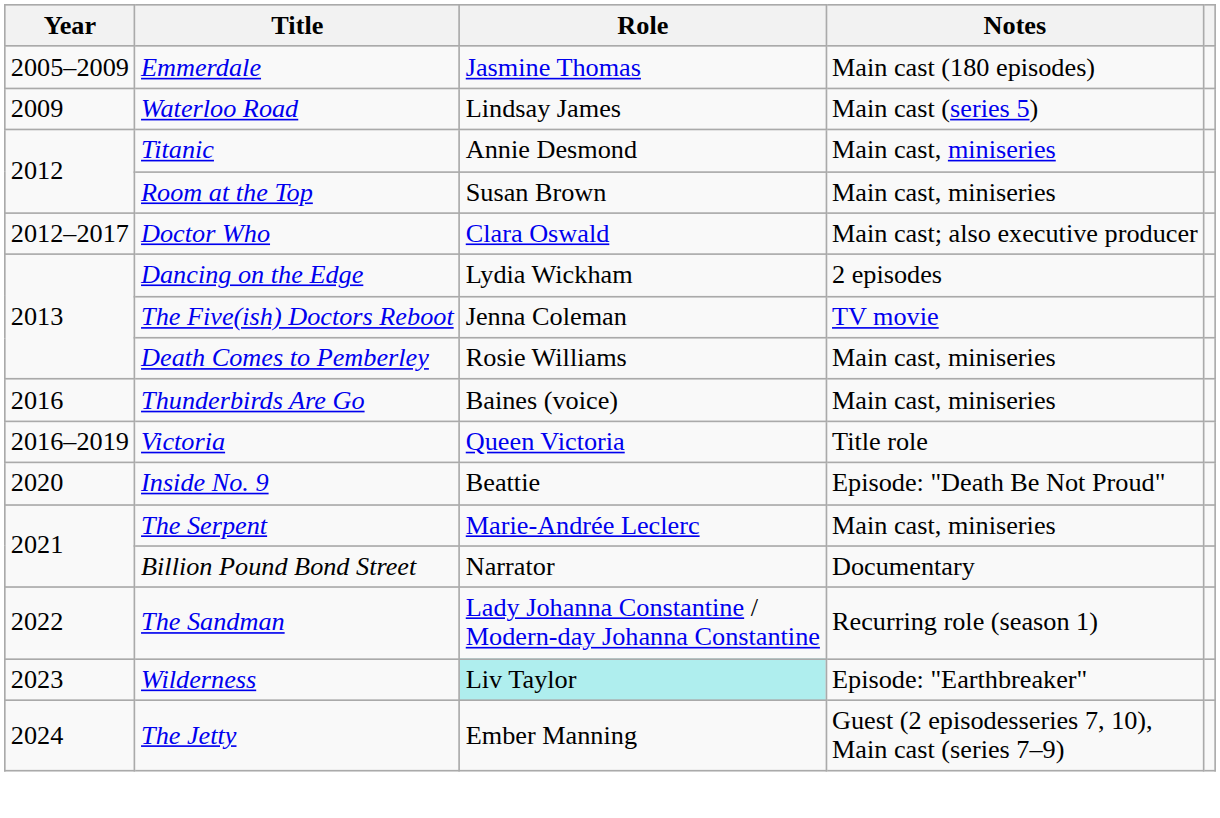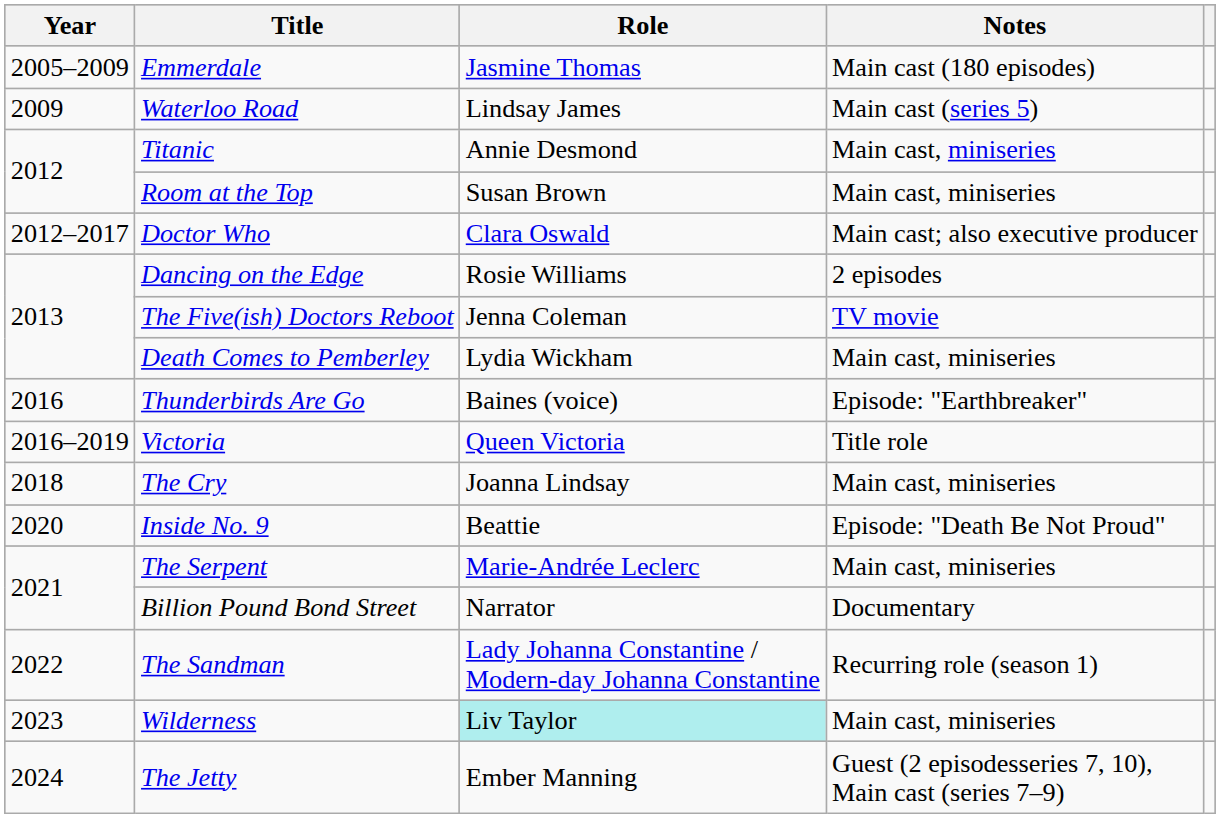(549, 274) Lydia Wickham -> (546, 274) Rosie Williams
(546, 358) Rosie Williams -> (549, 358) Lydia Wickham
(944, 399) Main cast, miniseries -> (960, 399) Episode: "Earthbreaker"
+ row: (184, 483)
(960, 679) Episode: "Earthbreaker" -> (944, 720) Main cast, miniseries
